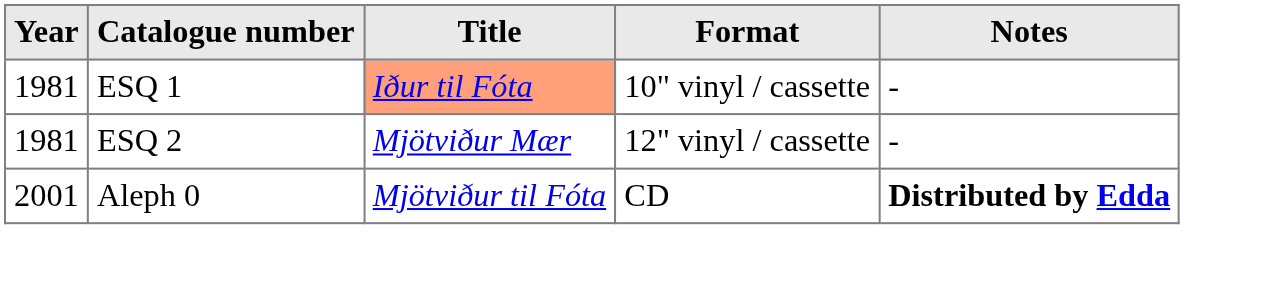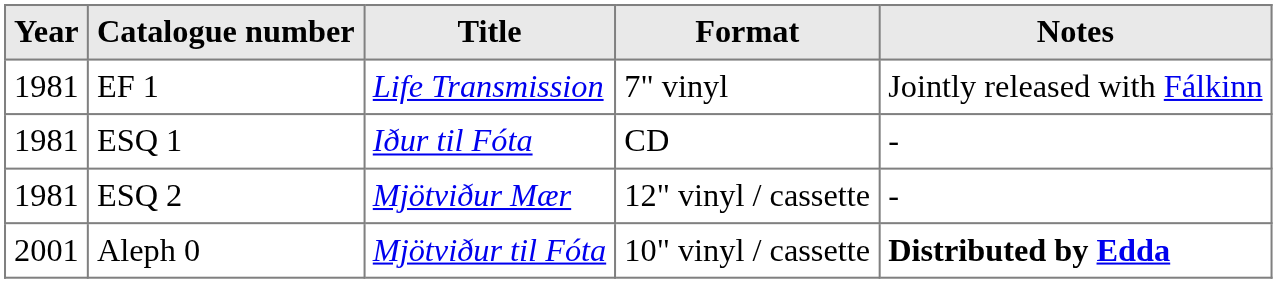+ row: (128, 86)
(453, 86) lightsalmon background -> (453, 140) no background
(747, 86) 10" vinyl / cassette -> (647, 140) CD
(647, 195) CD -> (747, 249) 10" vinyl / cassette
